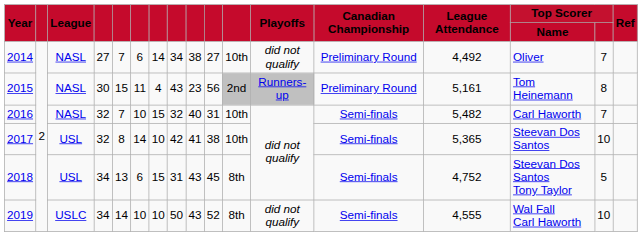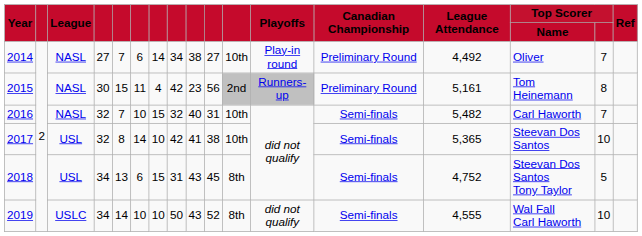(282, 57) did not qualify -> (282, 57) Play-in round
(177, 89) 43 -> (177, 89) 42
